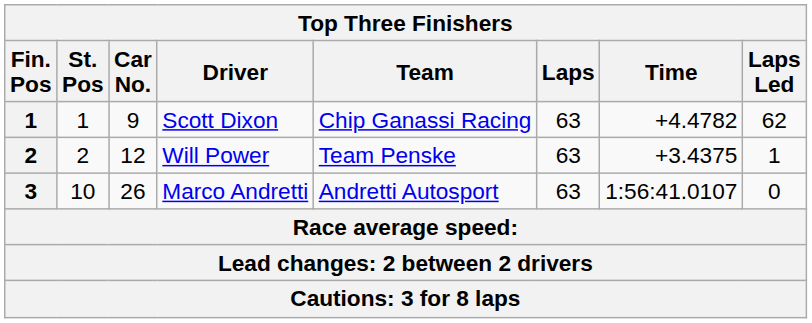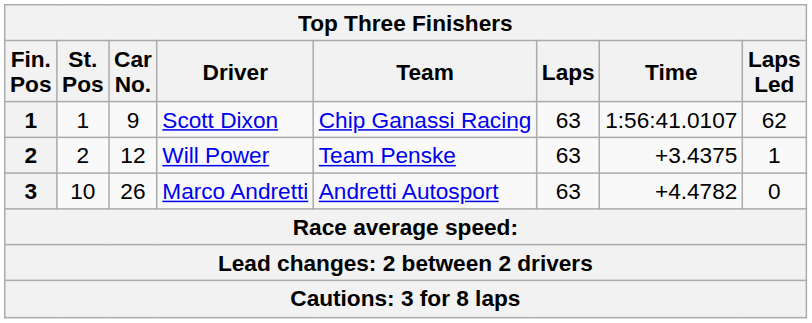(696, 120) +4.4782 -> (671, 120) 1:56:41.0107
(671, 192) 1:56:41.0107 -> (696, 192) +4.4782
